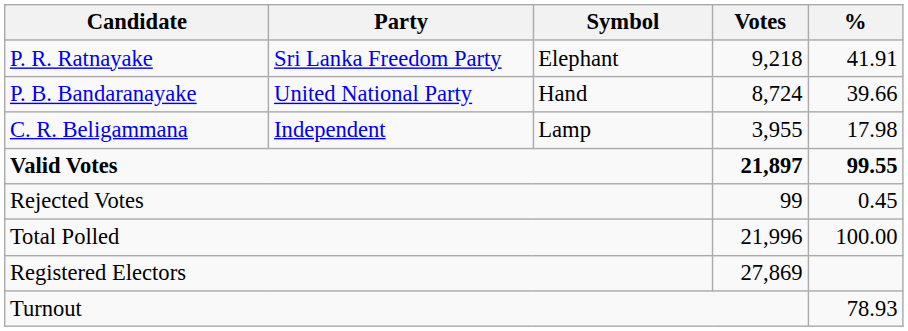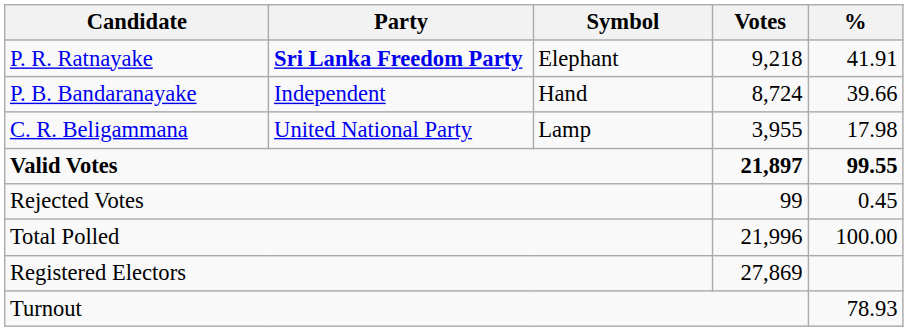(388, 58) normal -> (398, 58) bold
(373, 93) United National Party -> (330, 93) Independent
(330, 129) Independent -> (373, 129) United National Party
